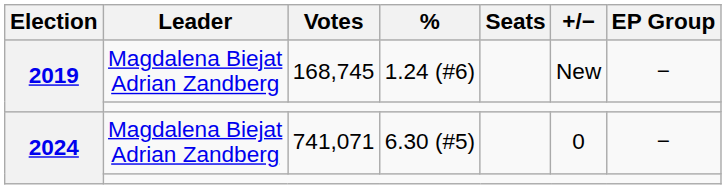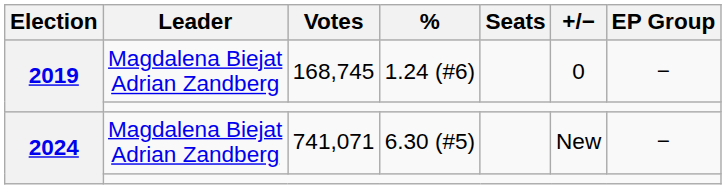(579, 70) New -> (579, 70) 0
(579, 142) 0 -> (579, 142) New
